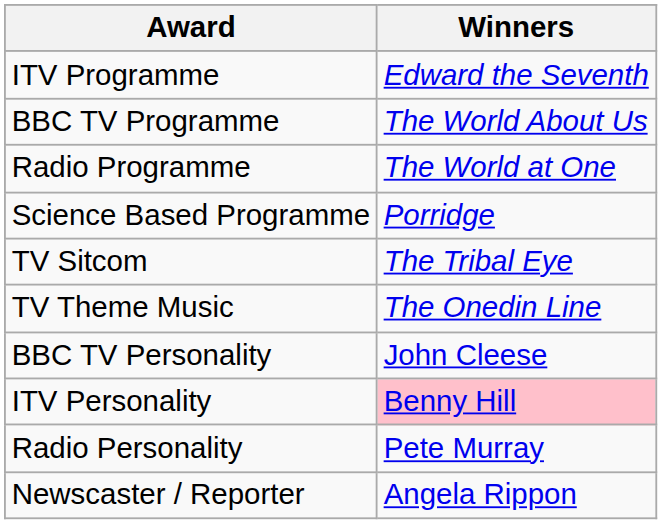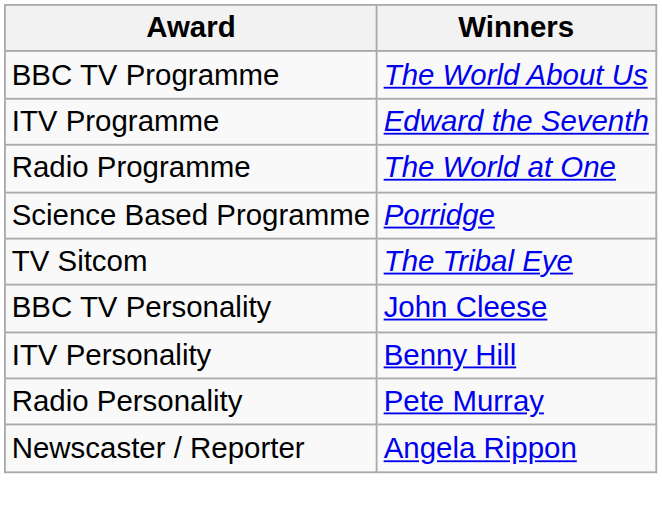rows swapped: (146, 121) <-> (116, 74)
- row: (123, 307)
(450, 401) pink background -> (450, 354) no background
